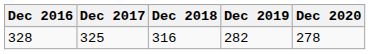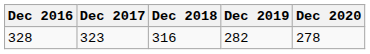(92, 38) 325 -> (92, 38) 323
